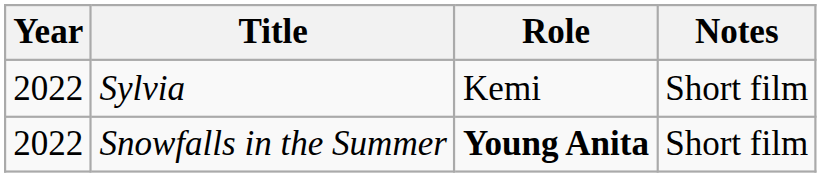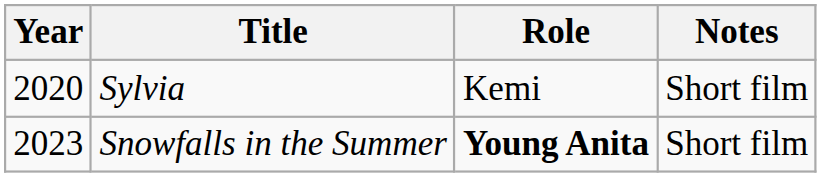(48, 87) 2022 -> (48, 87) 2020
(48, 143) 2022 -> (48, 143) 2023
